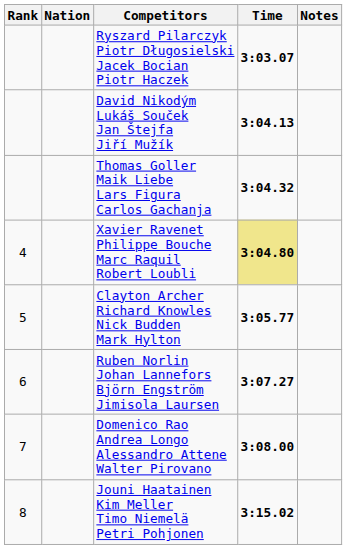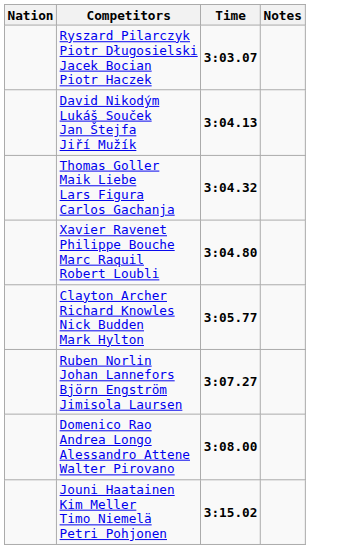- column: (23, 15)
(267, 252) khaki background -> (231, 252) no background
